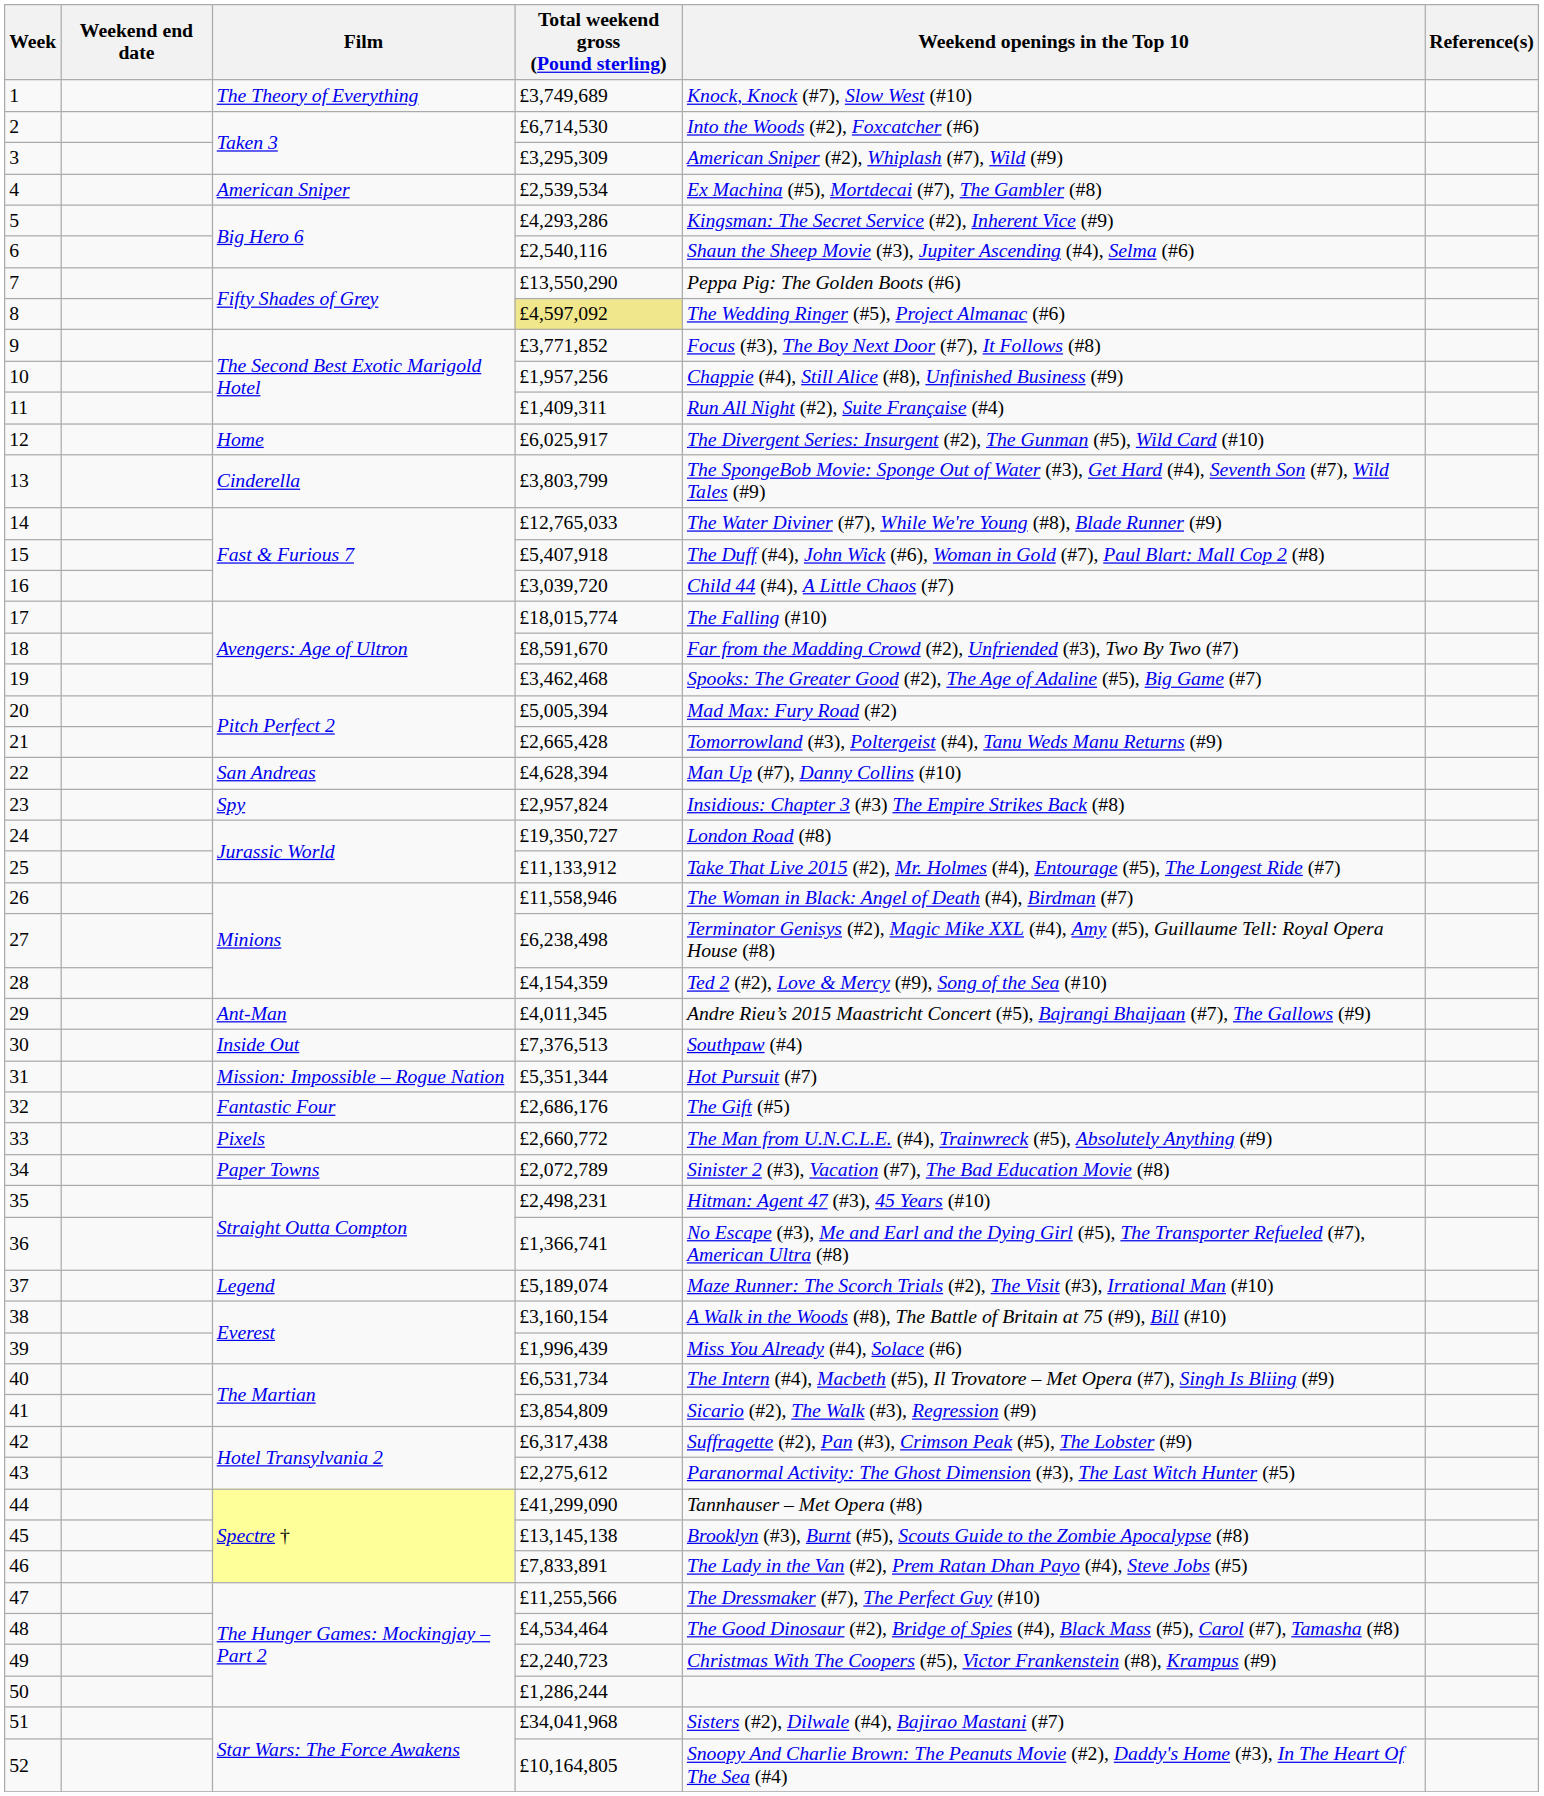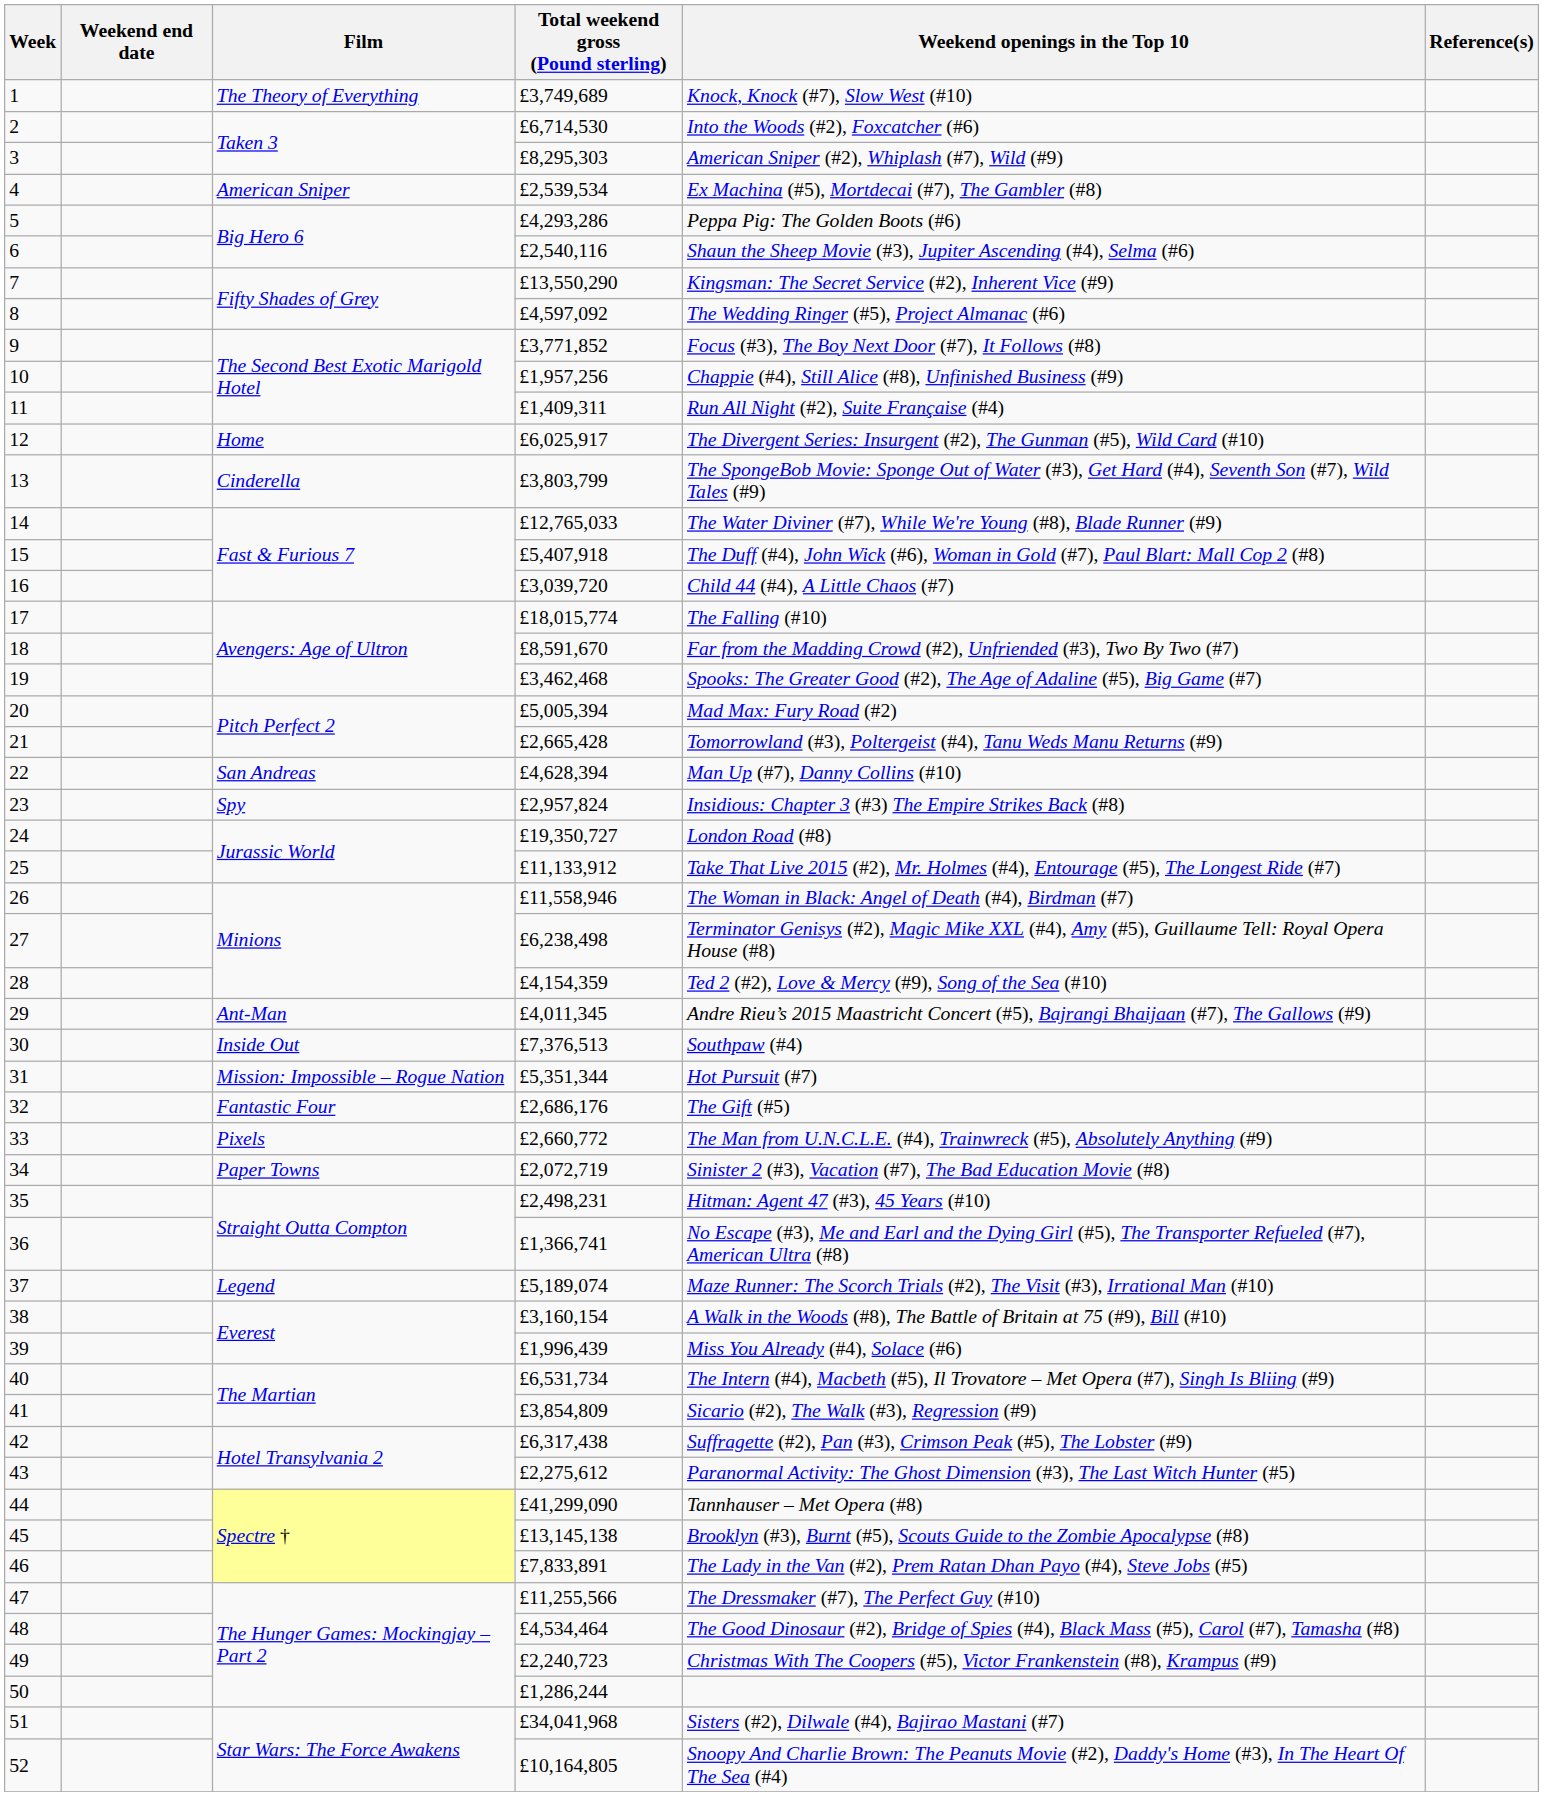(564, 158) £3,295,309 -> (564, 158) £8,295,303
(900, 220) Kingsman: The Secret Service (#2), Inherent Vice (#9) -> (824, 220) Peppa Pig: The Golden Boots (#6)
(824, 282) Peppa Pig: The Golden Boots (#6) -> (900, 282) Kingsman: The Secret Service (#2), Inherent Vice (#9)
(564, 314) khaki background -> (564, 314) no background
(564, 1169) £2,072,789 -> (564, 1169) £2,072,719
